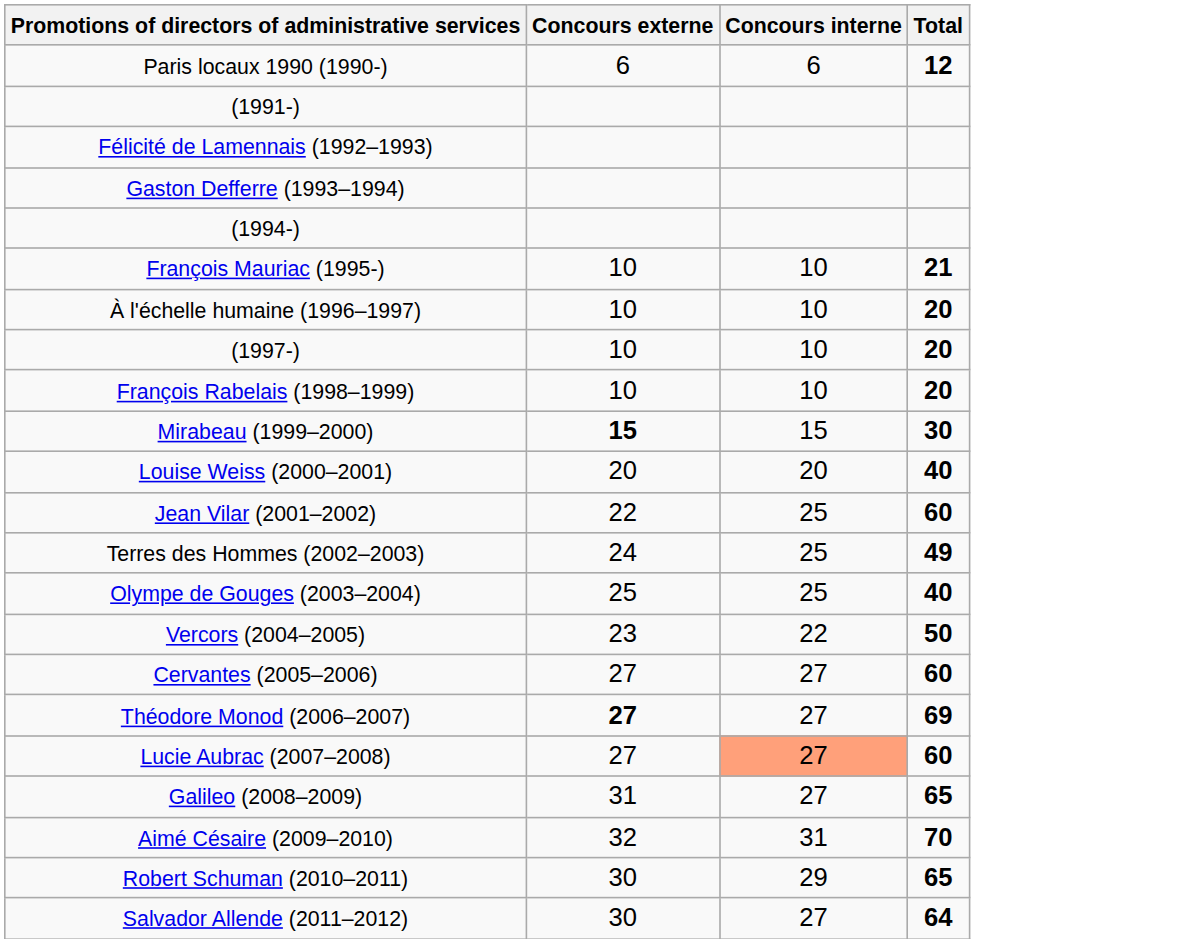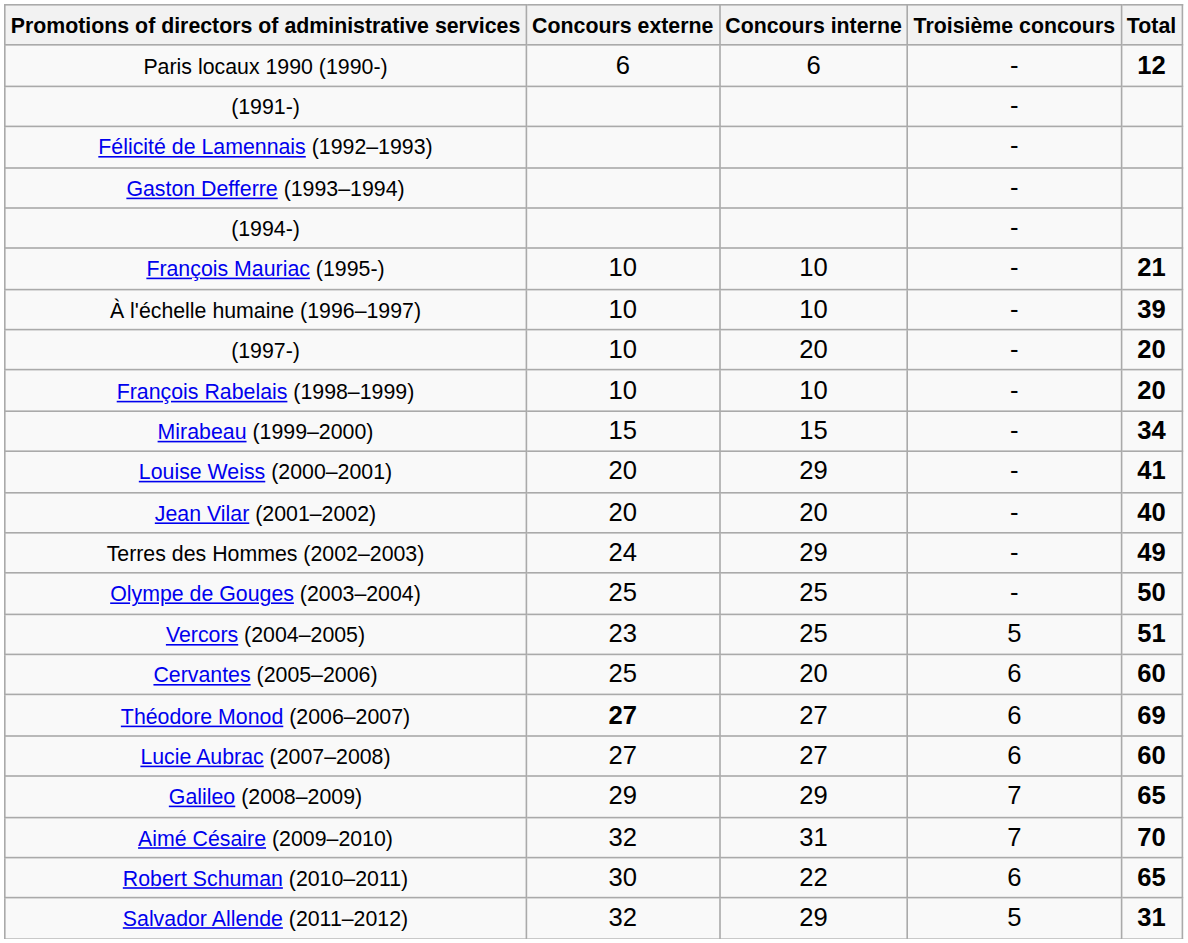+ column: (1014, 26)
(938, 308) 20 -> (1152, 308) 39
(813, 349) 10 -> (813, 349) 20
(623, 430) bold -> (623, 430) normal
(938, 430) 30 -> (1152, 430) 34
(813, 471) 20 -> (813, 471) 29
(938, 471) 40 -> (1152, 471) 41
(623, 512) 22 -> (623, 512) 20
(813, 512) 25 -> (813, 512) 20
(938, 512) 60 -> (1152, 512) 40
(813, 552) 25 -> (813, 552) 29
(938, 593) 40 -> (1152, 593) 50
(813, 633) 22 -> (813, 633) 25
(938, 633) 50 -> (1152, 633) 51
(623, 674) 27 -> (623, 674) 25
(813, 674) 27 -> (813, 674) 20
(813, 755) lightsalmon background -> (813, 755) no background
(623, 796) 31 -> (623, 796) 29
(813, 796) 27 -> (813, 796) 29
(813, 877) 29 -> (813, 877) 22
(623, 918) 30 -> (623, 918) 32
(813, 918) 27 -> (813, 918) 29
(938, 918) 64 -> (1152, 918) 31
